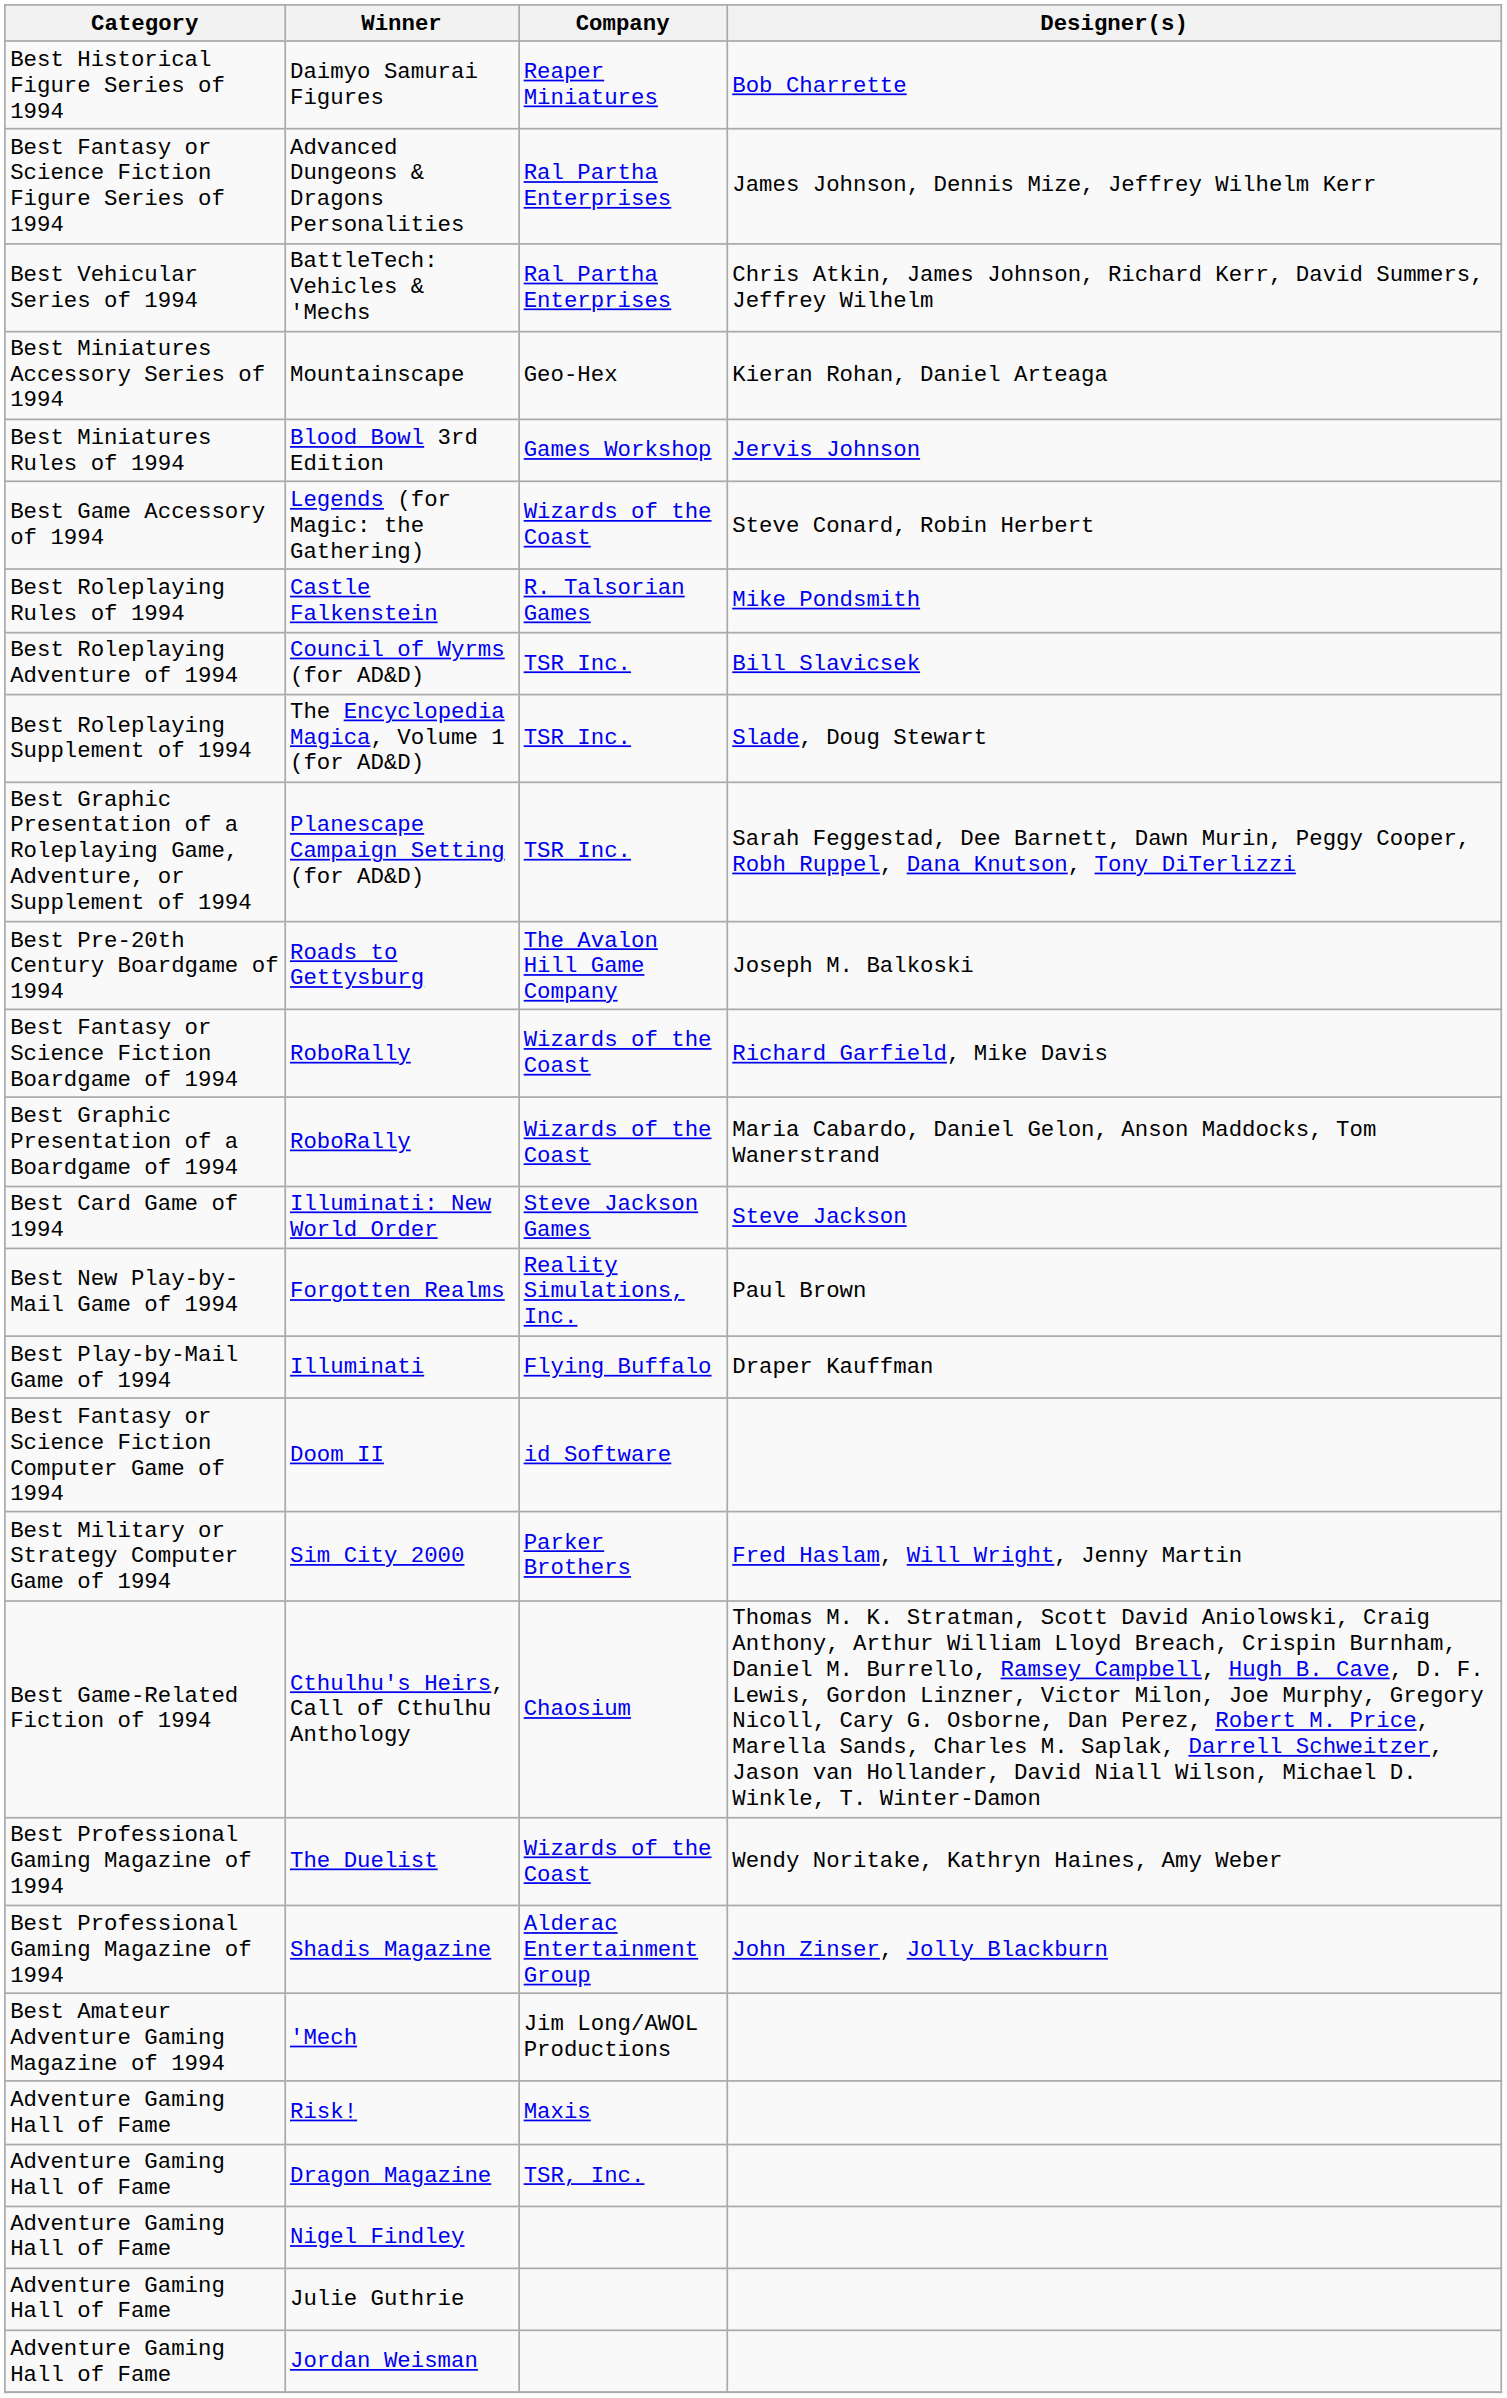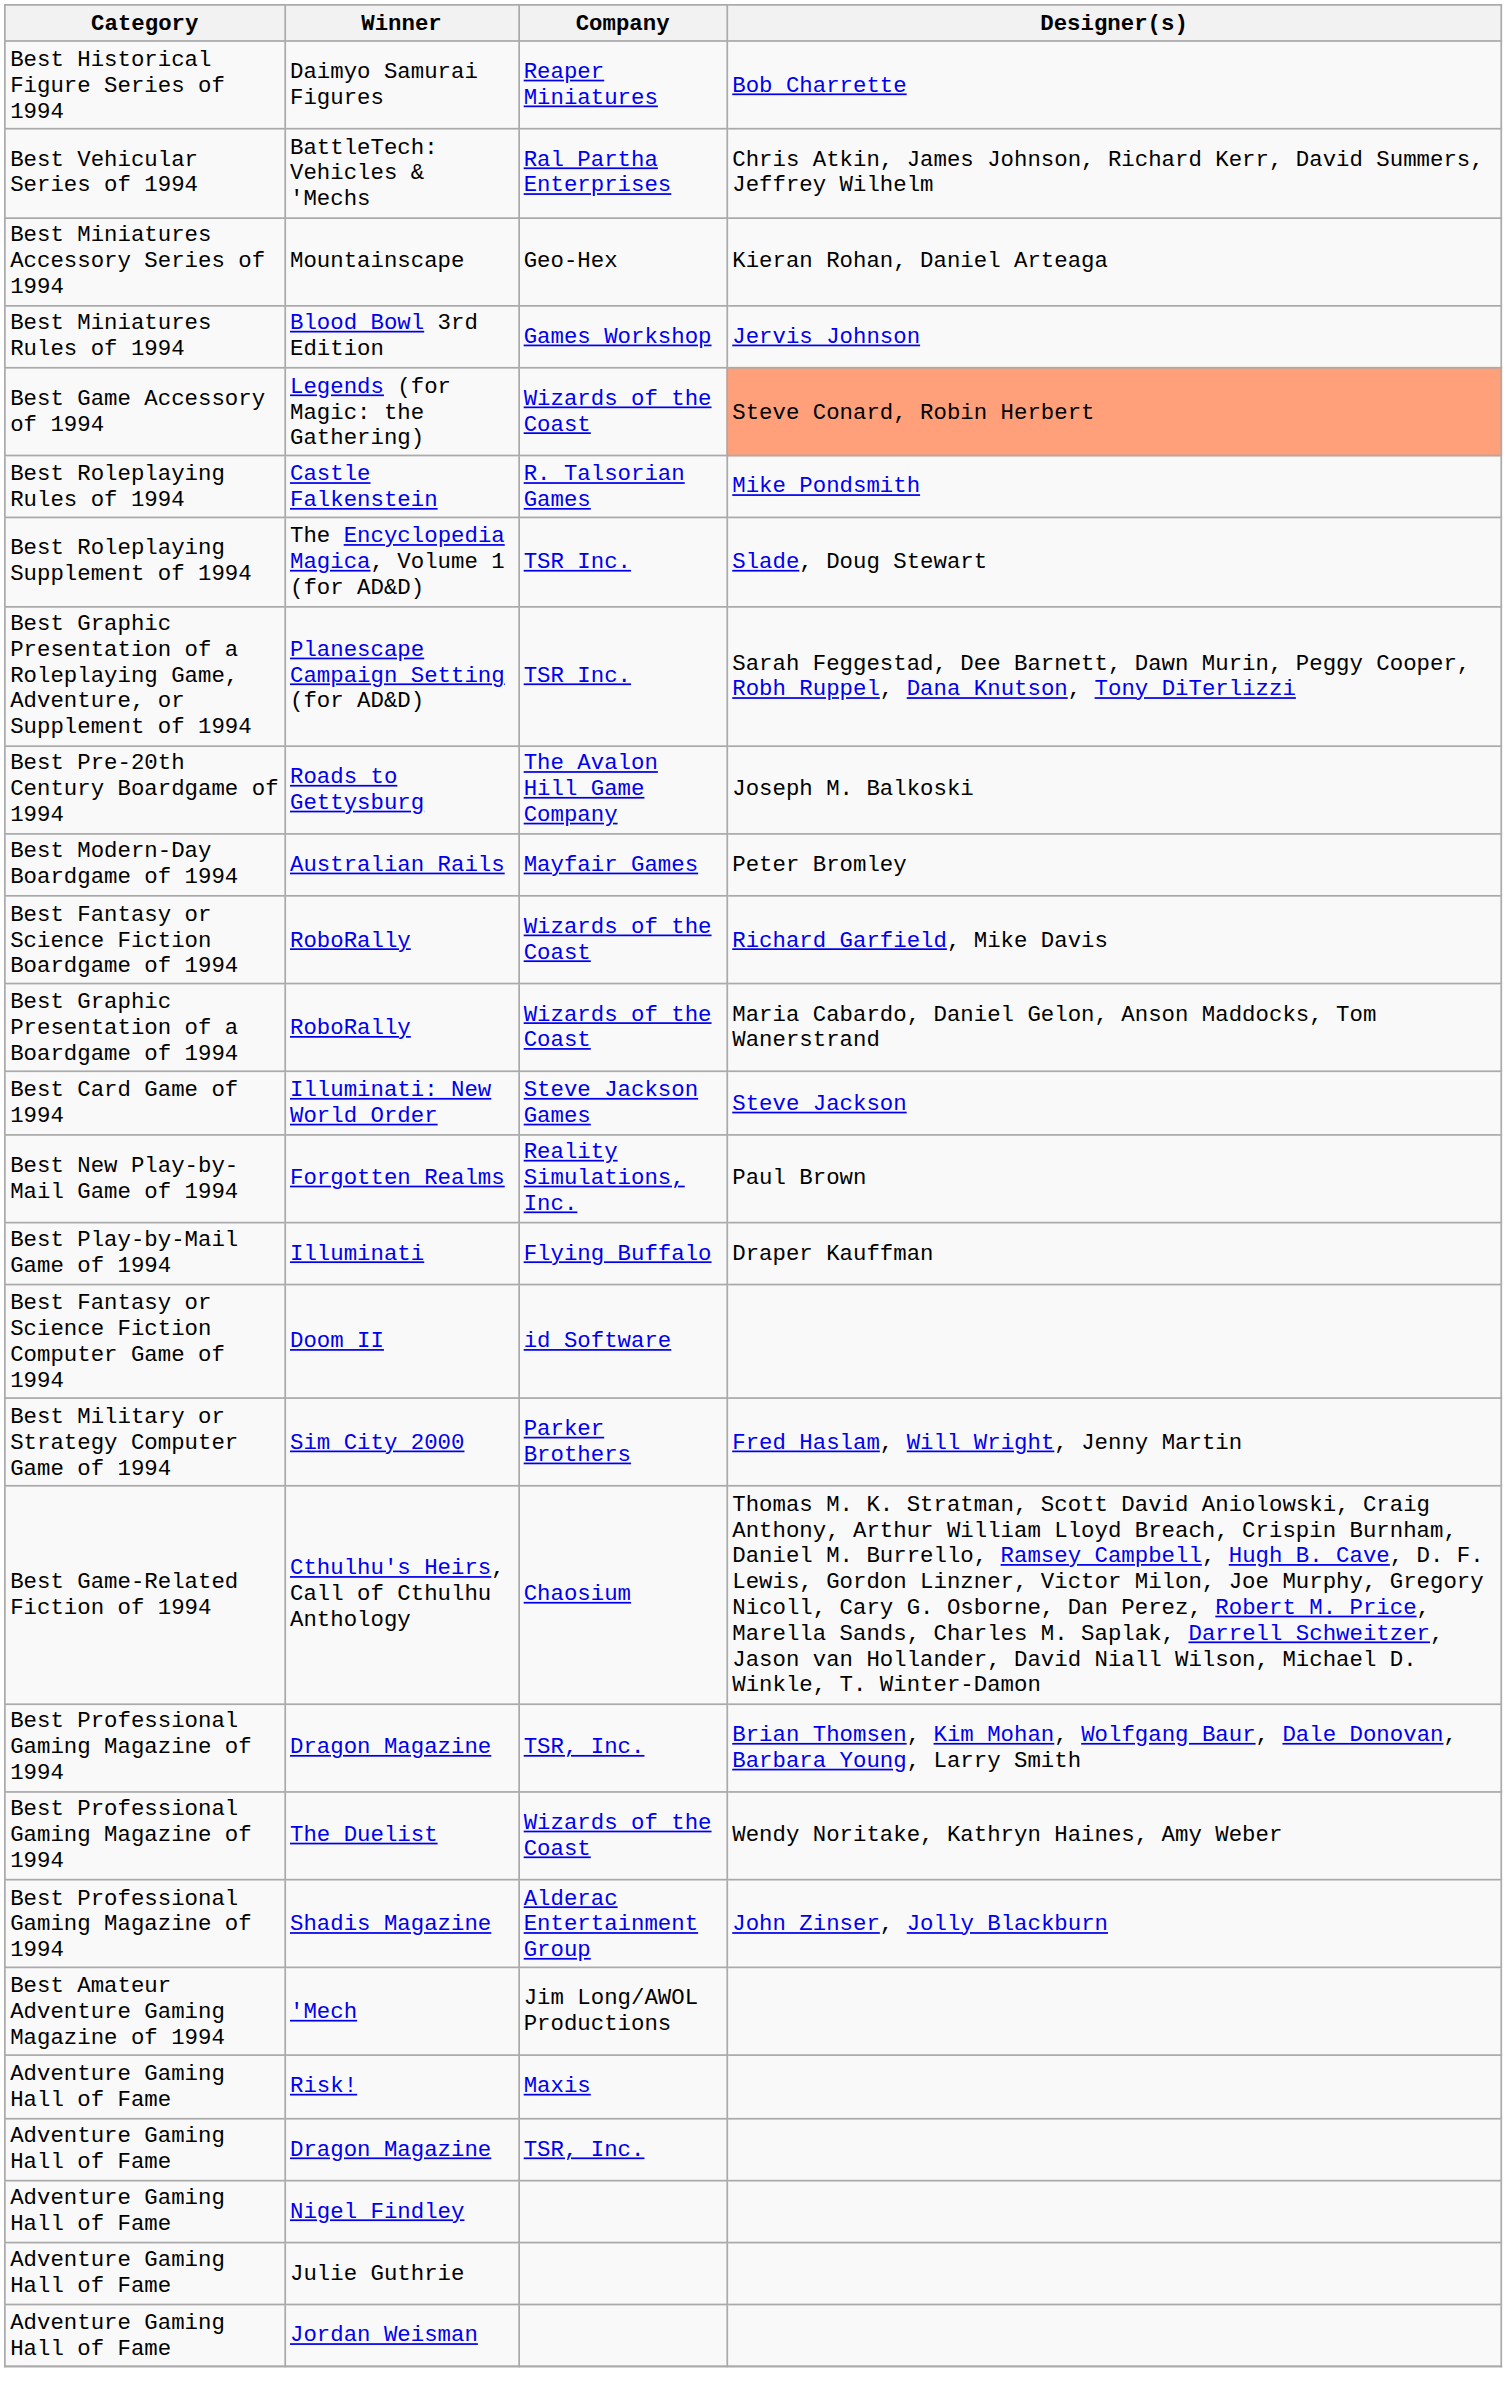- row: (118, 186)
(913, 526) no background -> (913, 412) lightsalmon background
- row: (124, 663)
+ row: (124, 865)
+ row: (131, 1747)
